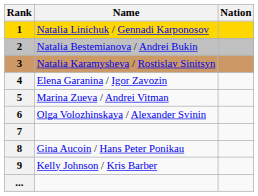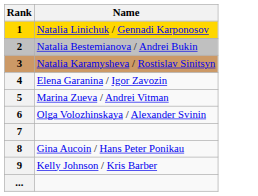- column: (236, 13)
